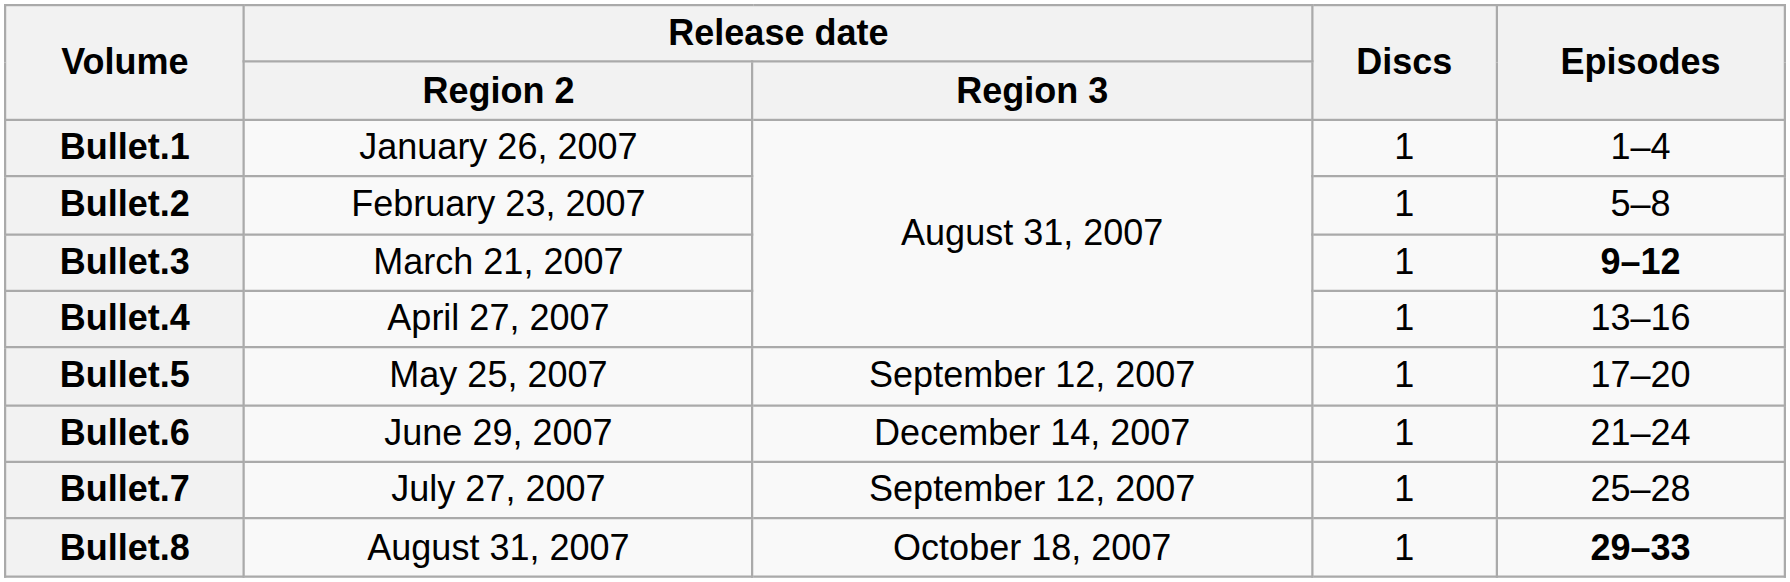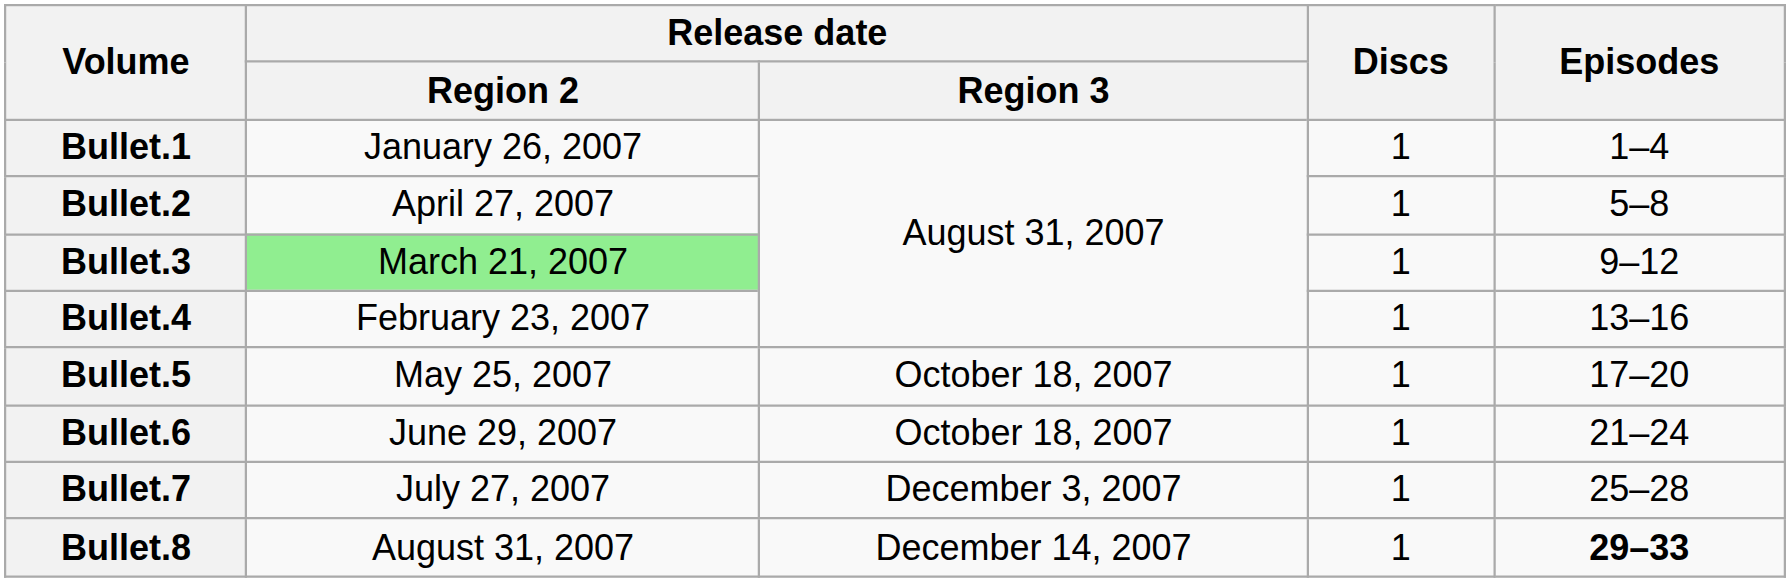(498, 204) February 23, 2007 -> (503, 204) April 27, 2007
(498, 261) no background -> (503, 261) lightgreen background
(1641, 261) bold -> (1639, 261) normal
(498, 318) April 27, 2007 -> (503, 318) February 23, 2007
(1032, 375) September 12, 2007 -> (1033, 375) October 18, 2007
(1032, 432) December 14, 2007 -> (1033, 432) October 18, 2007
(1032, 489) September 12, 2007 -> (1033, 489) December 3, 2007
(1032, 546) October 18, 2007 -> (1033, 546) December 14, 2007
